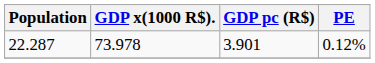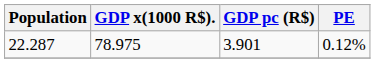(118, 44) 73.978 -> (118, 44) 78.975
